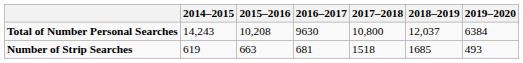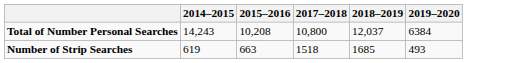- column: (321, 13)
